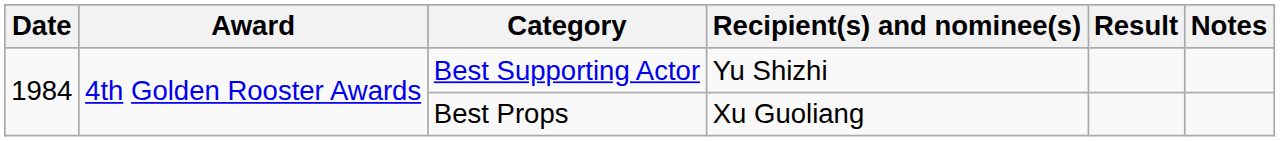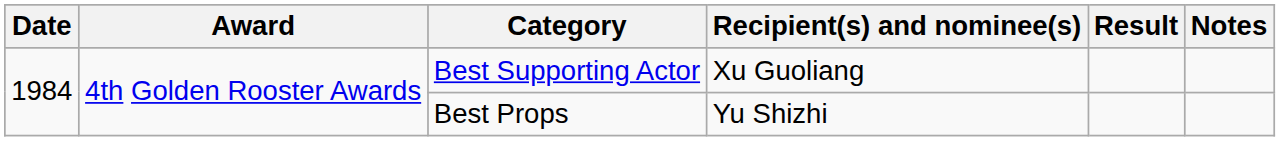(770, 69) Yu Shizhi -> (788, 69) Xu Guoliang
(788, 113) Xu Guoliang -> (770, 113) Yu Shizhi
